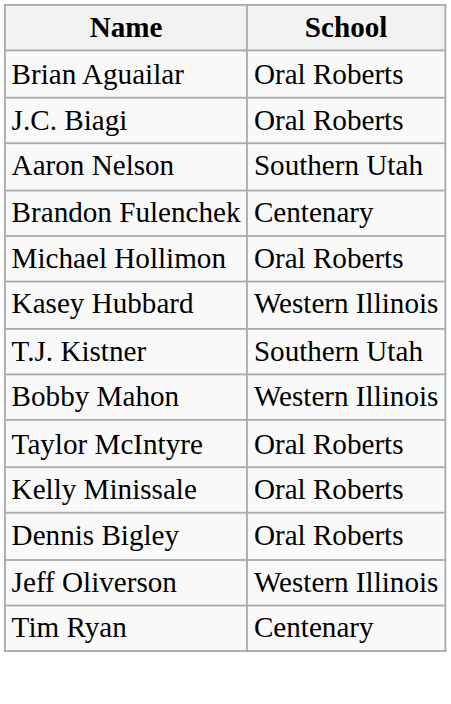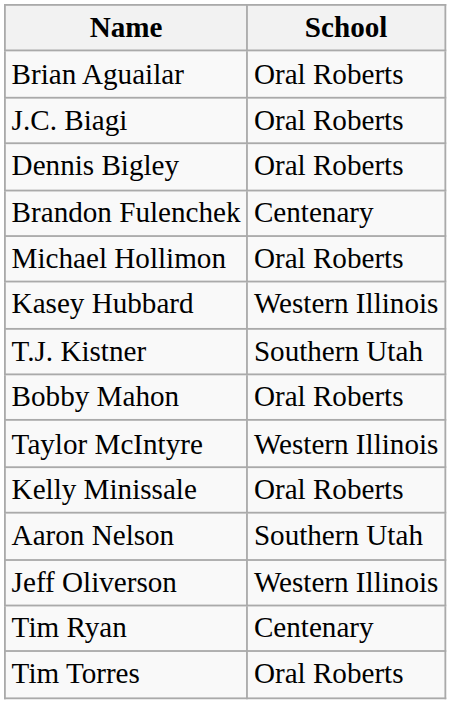rows swapped: (95, 535) <-> (93, 166)
(346, 397) Western Illinois -> (329, 397) Oral Roberts
(329, 443) Oral Roberts -> (346, 443) Western Illinois
+ row: (76, 674)
